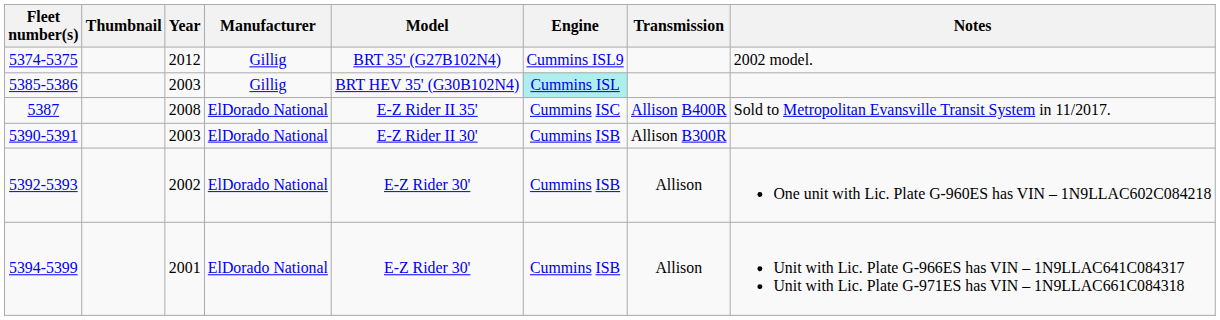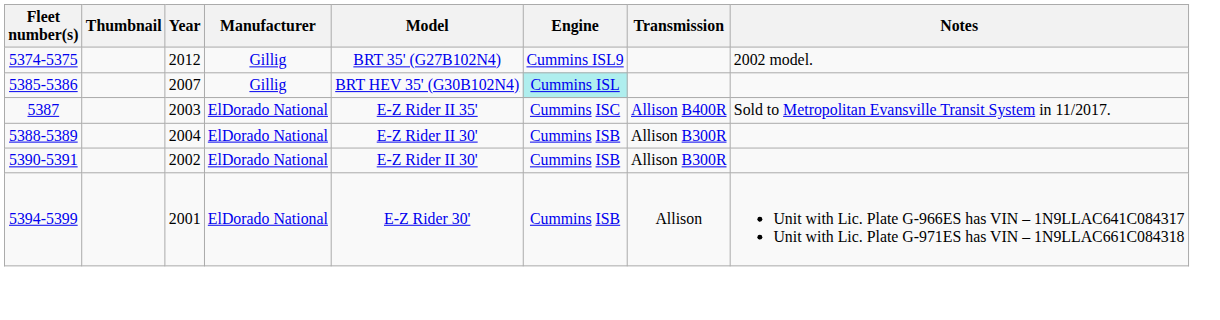(185, 85) 2003 -> (185, 85) 2007
(185, 110) 2008 -> (185, 110) 2003
+ row: (43, 135)
(185, 135) 2003 -> (185, 160) 2002
- row: (43, 185)
